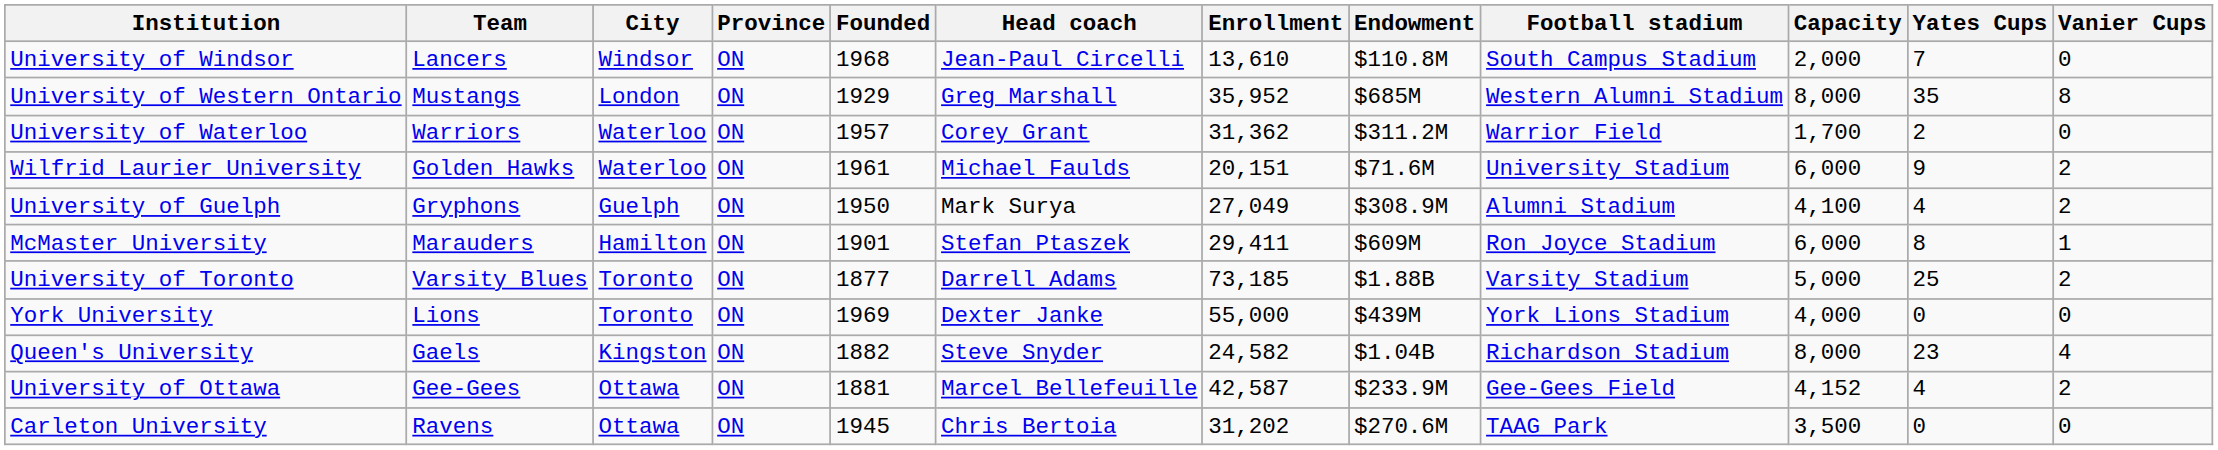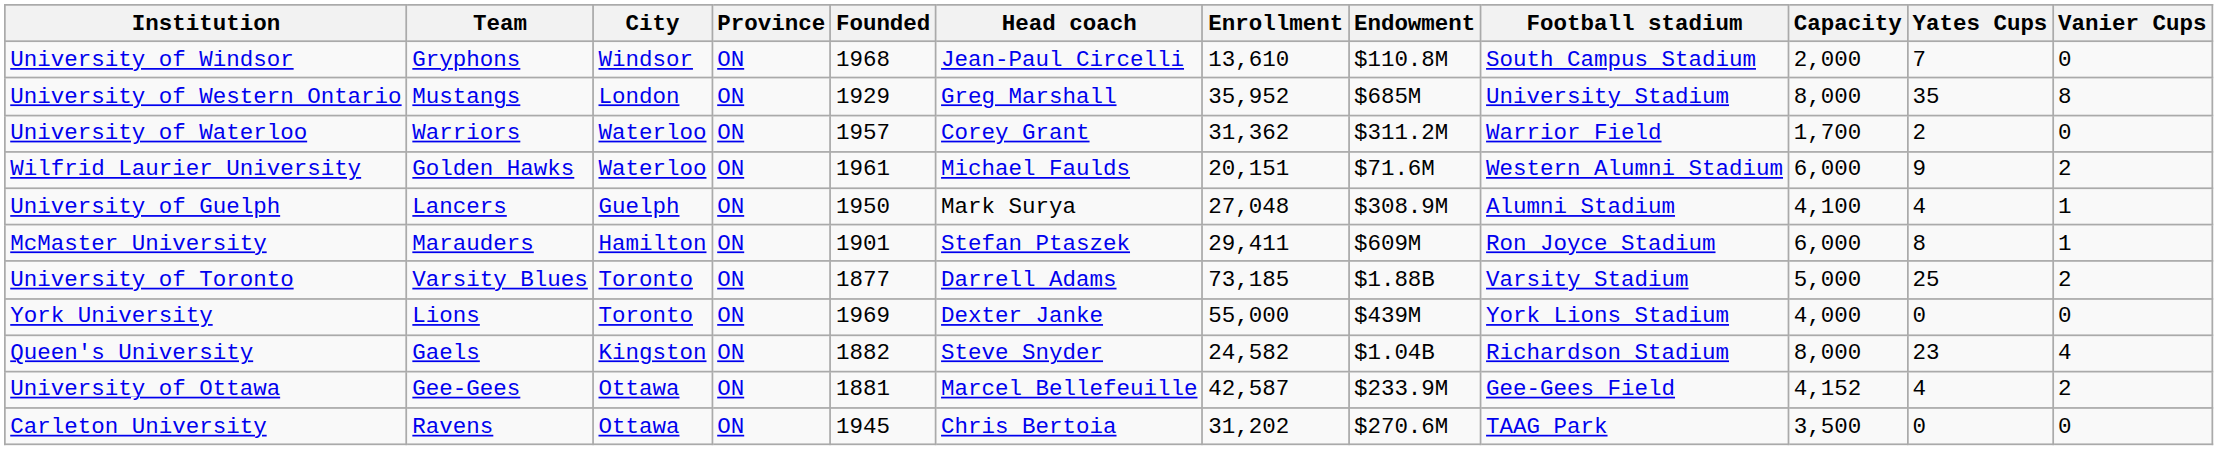(460, 60) Lancers -> (466, 60) Gryphons
(1635, 97) Western Alumni Stadium -> (1608, 97) University Stadium
(1608, 170) University Stadium -> (1635, 170) Western Alumni Stadium
(466, 206) Gryphons -> (460, 206) Lancers
(1249, 206) 27,049 -> (1249, 206) 27,048
(2065, 206) 2 -> (2065, 206) 1
